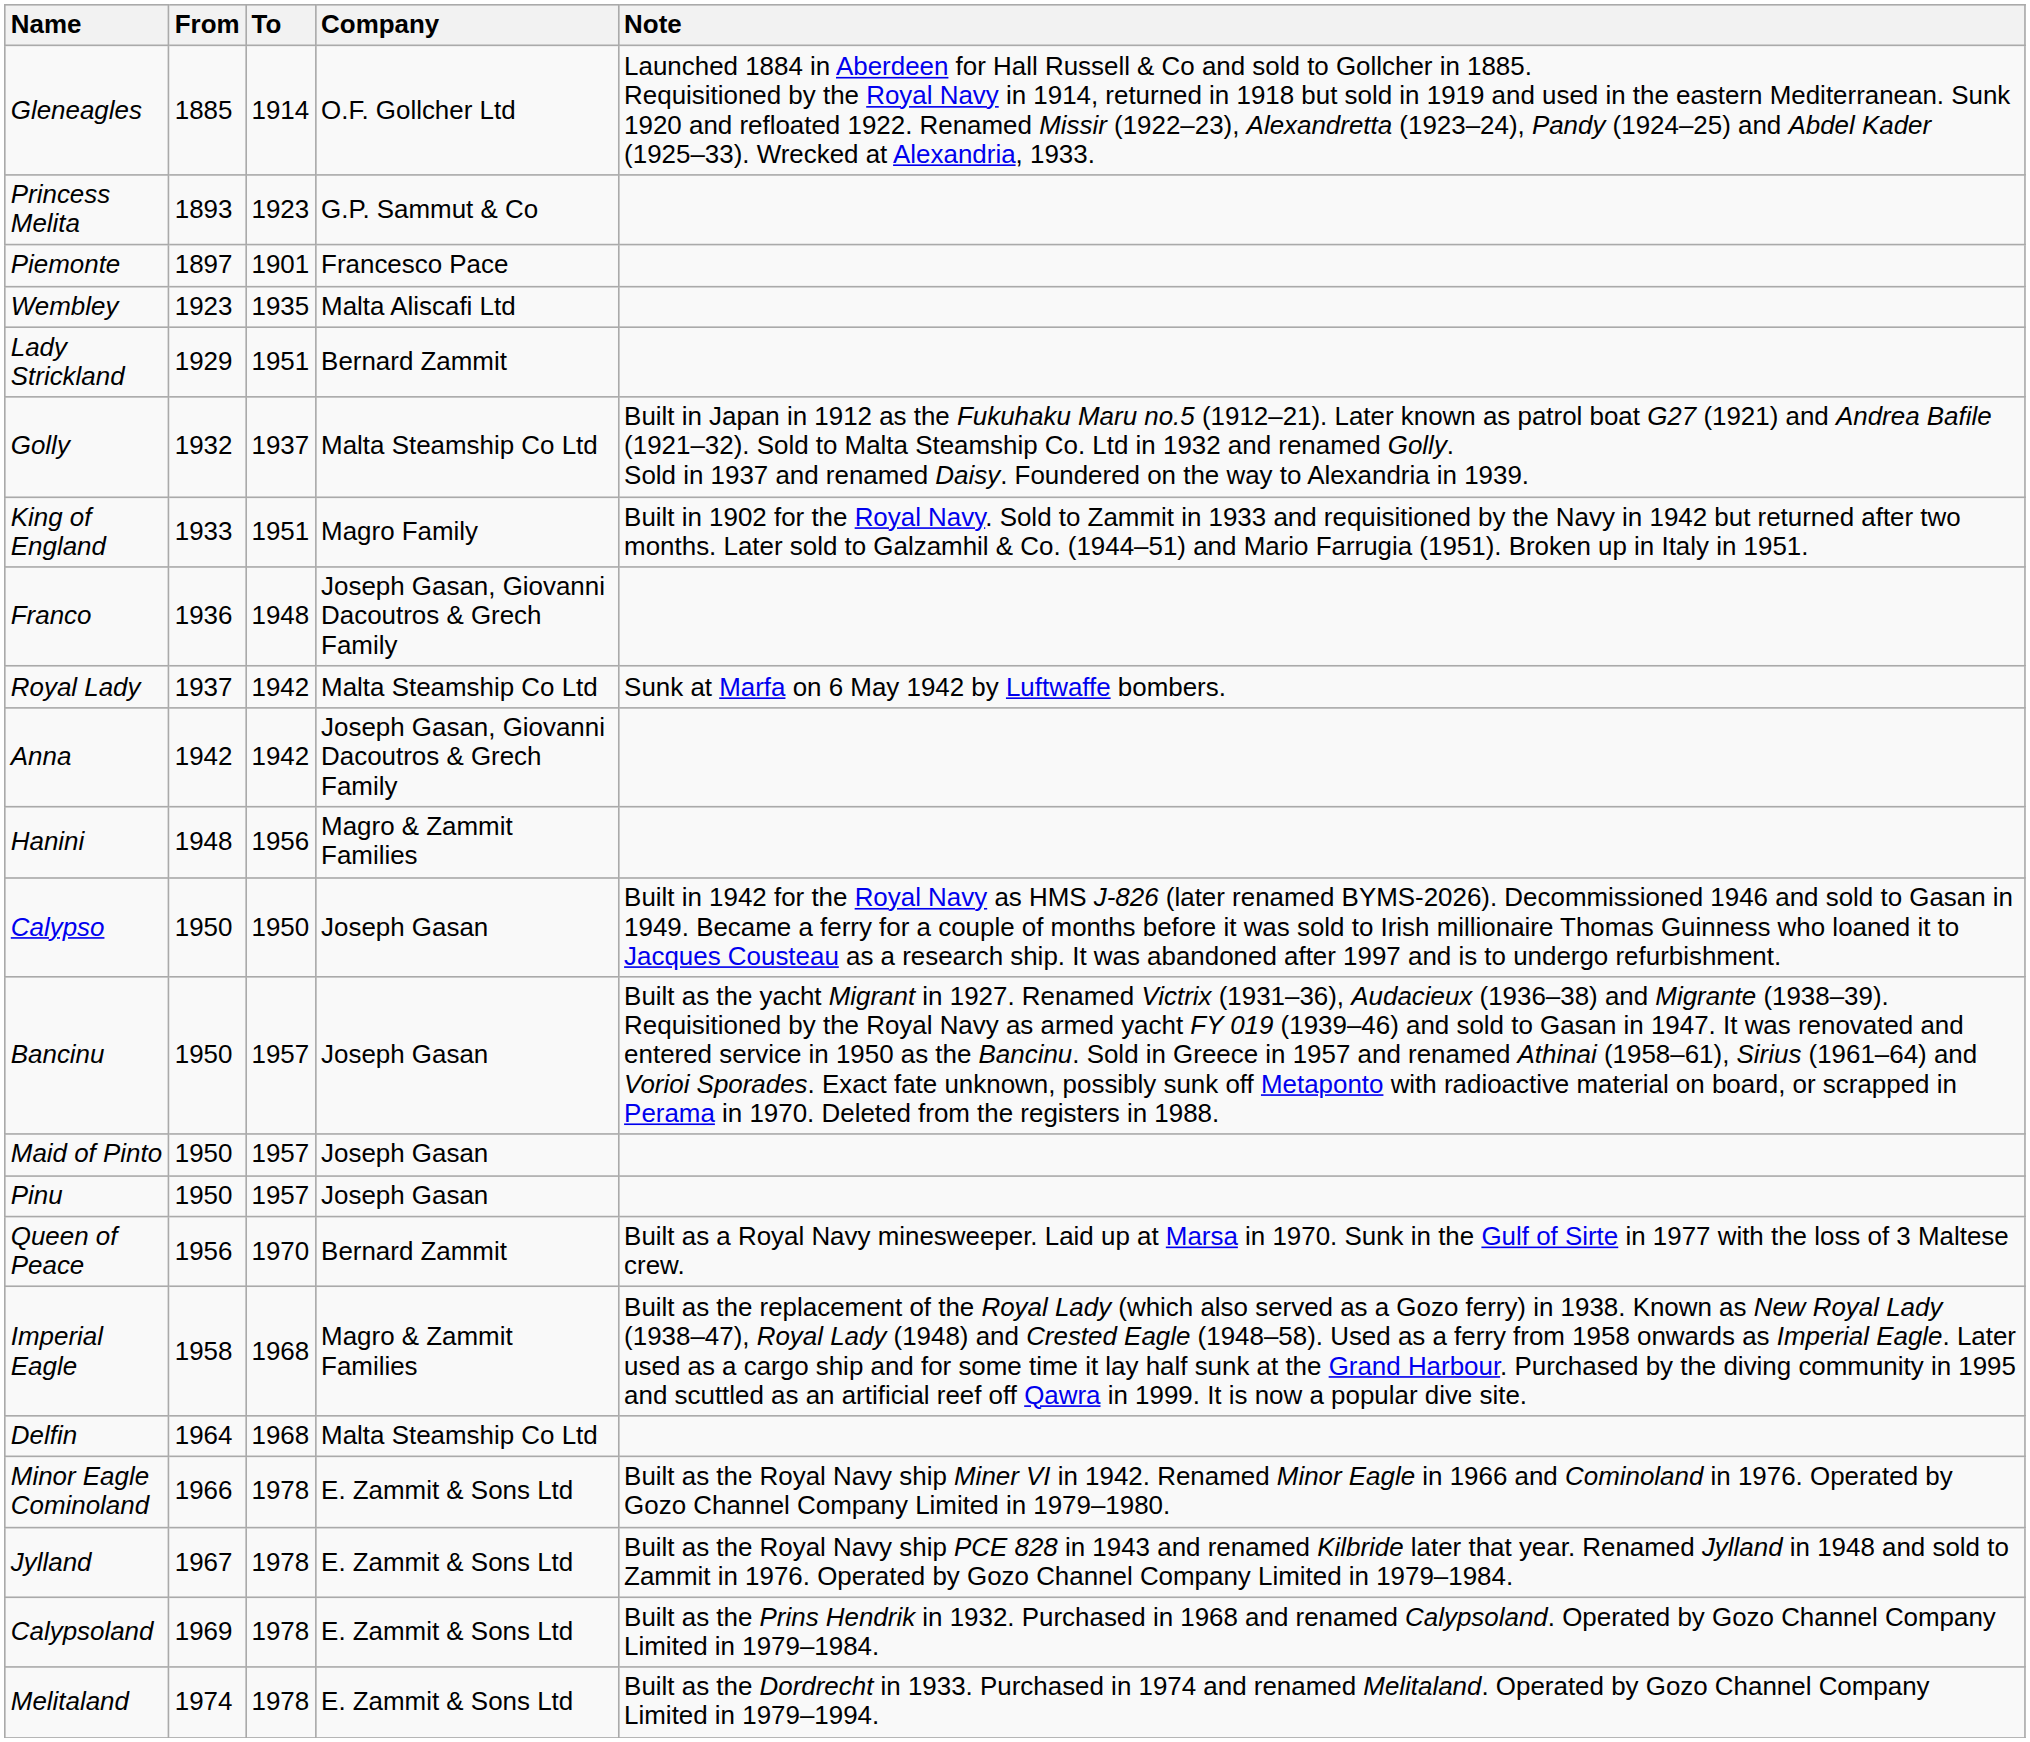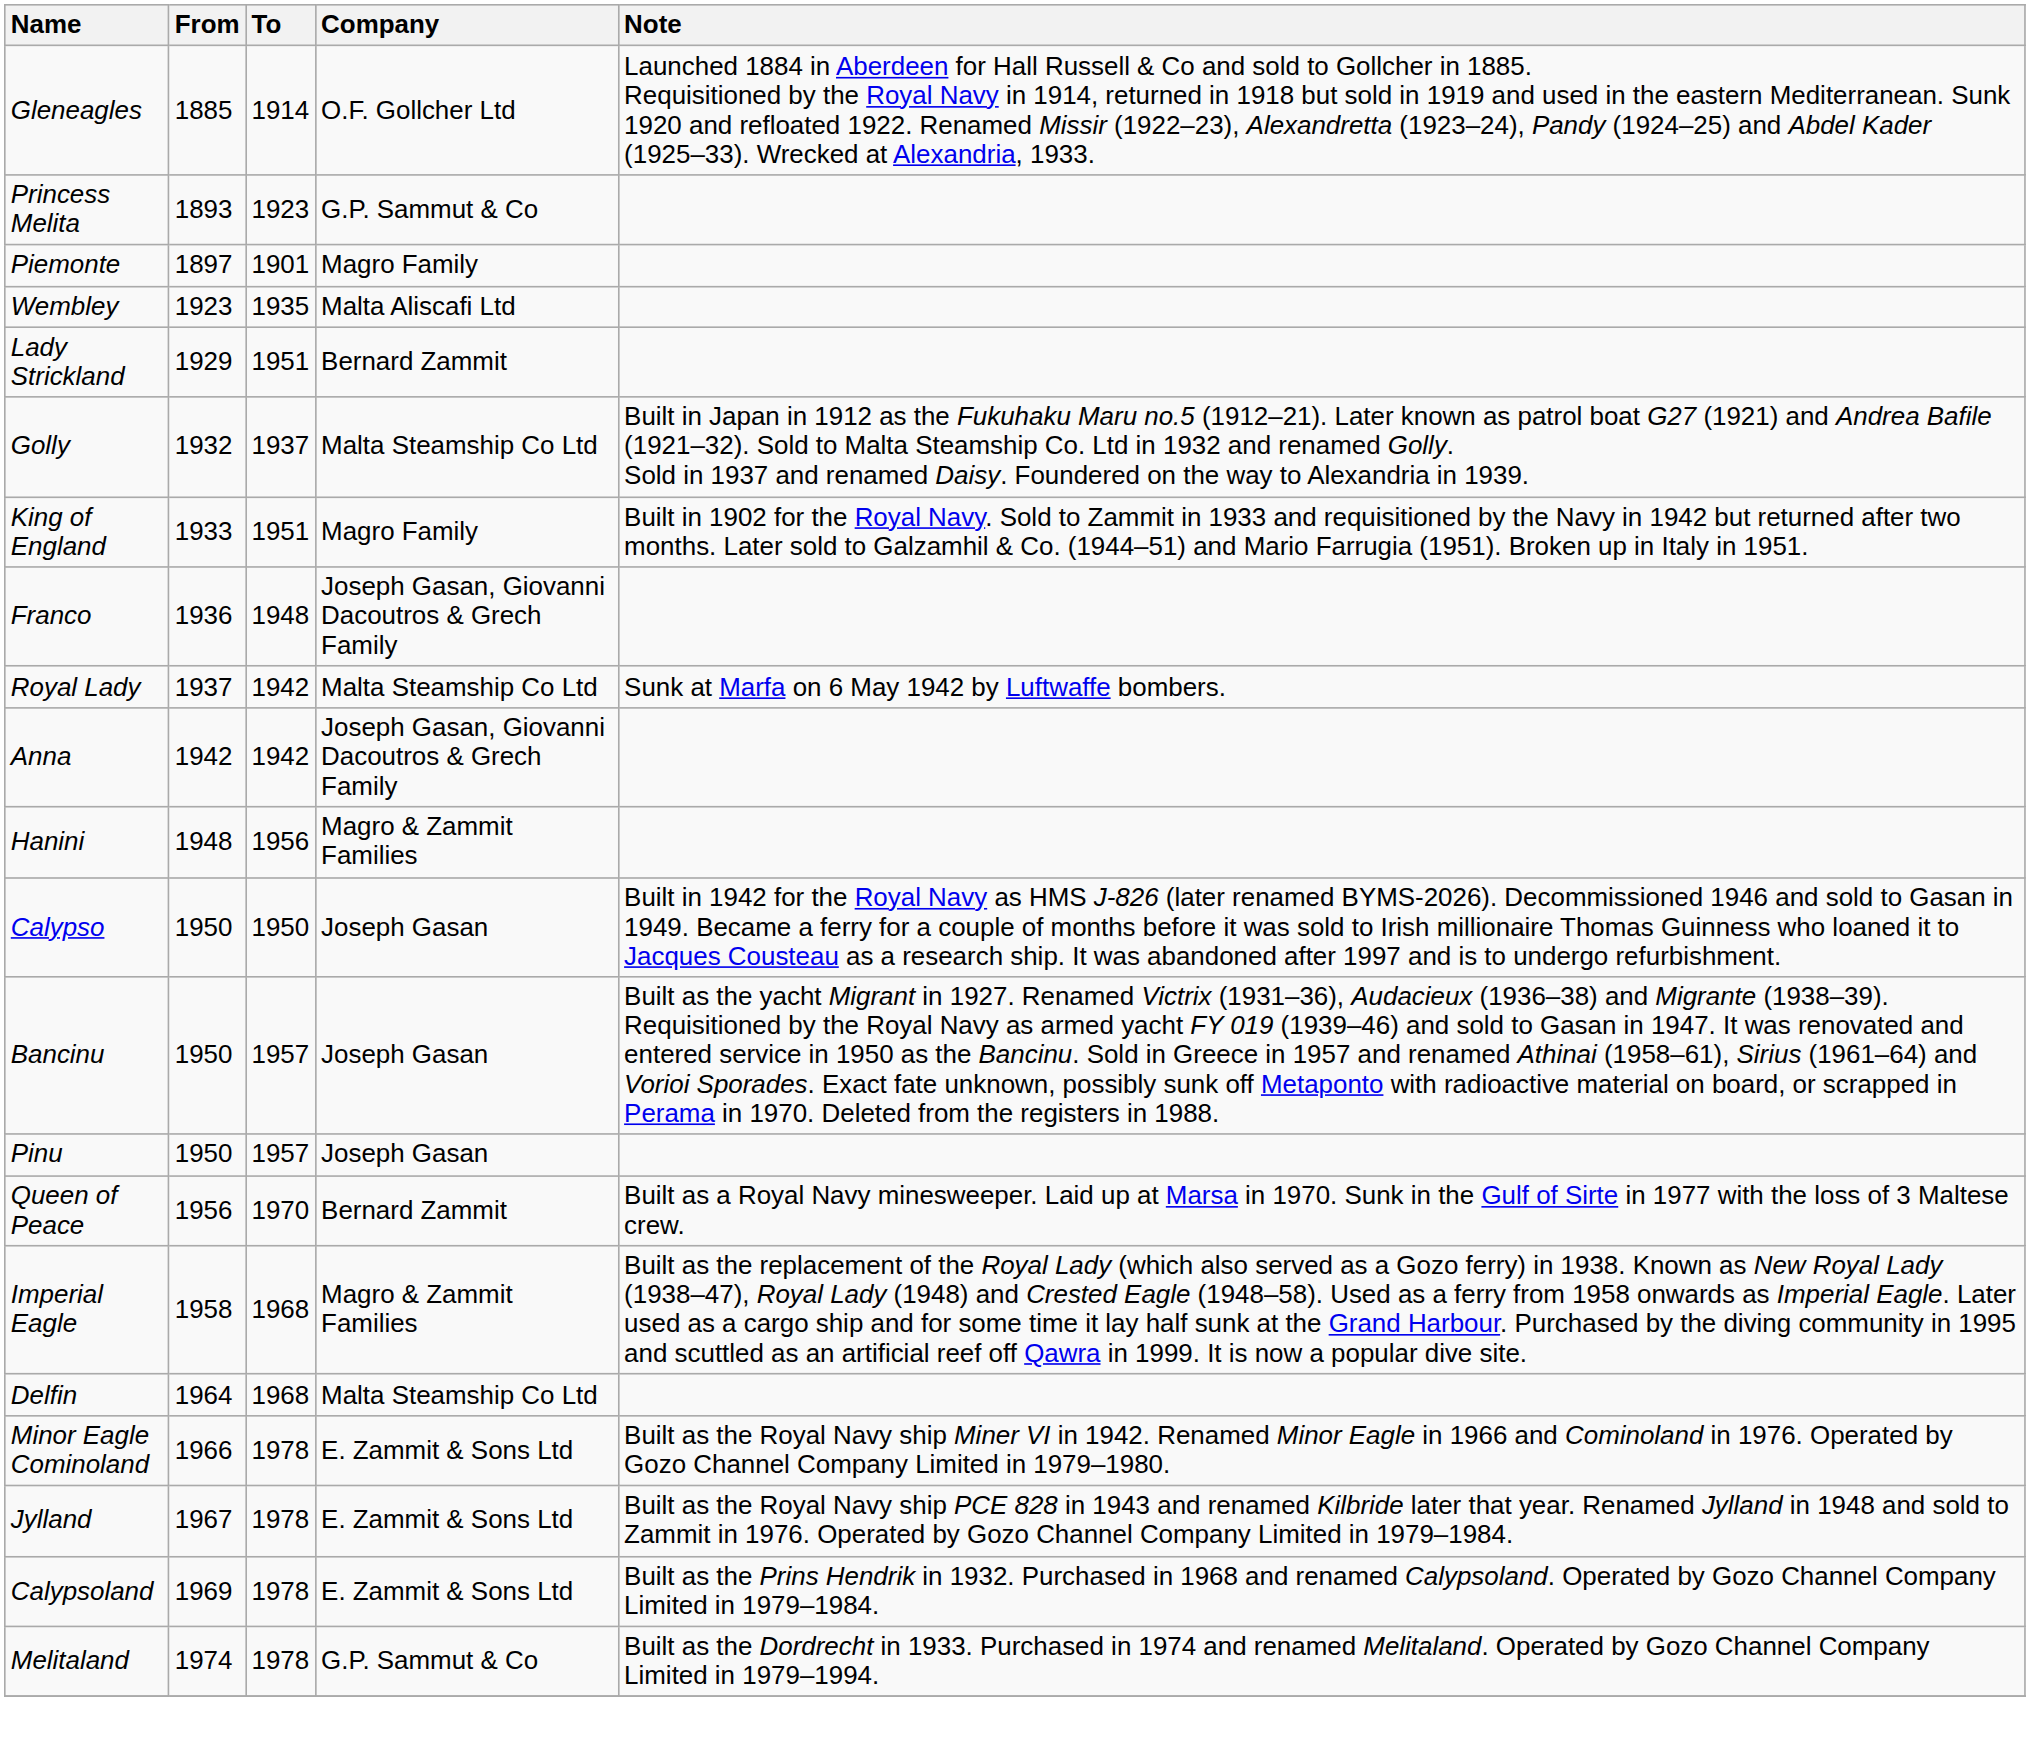(415, 265) Francesco Pace -> (400, 265) Magro Family
- row: (86, 1154)
(447, 1702) E. Zammit & Sons Ltd -> (430, 1661) G.P. Sammut & Co
